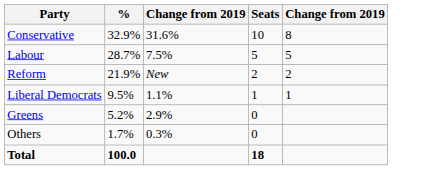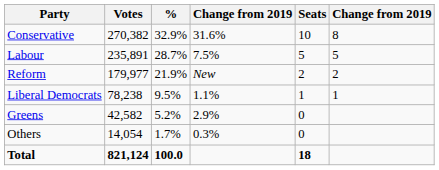+ column: (128, 14)
